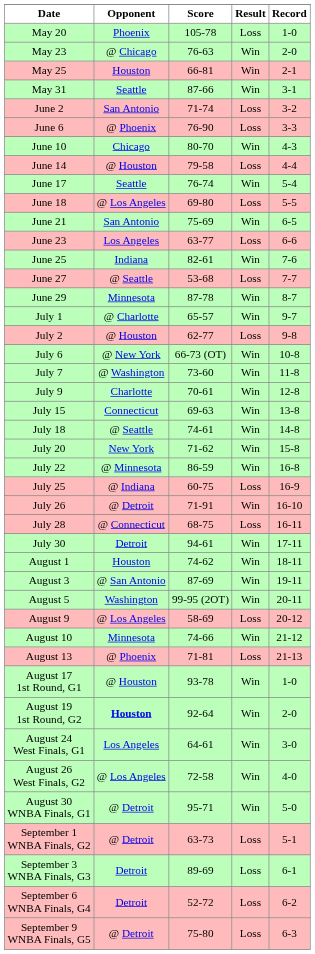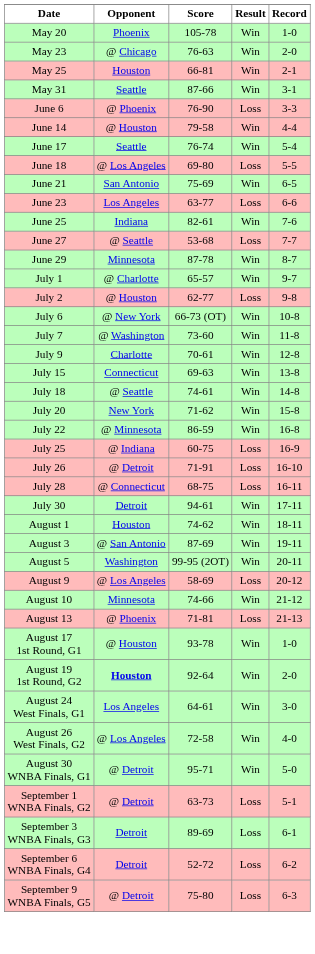(250, 32) Loss -> (250, 32) Win
- row: (49, 108)
- row: (49, 146)
(250, 165) Loss -> (250, 127) Win
(250, 505) Win -> (250, 467) Loss
